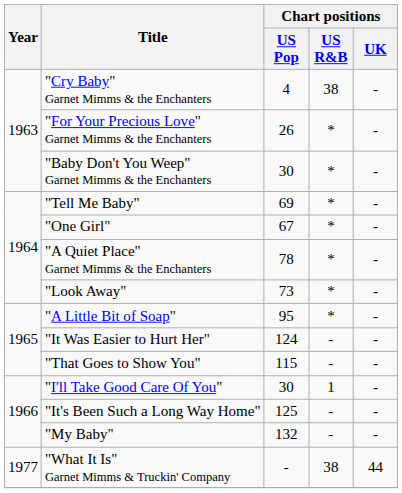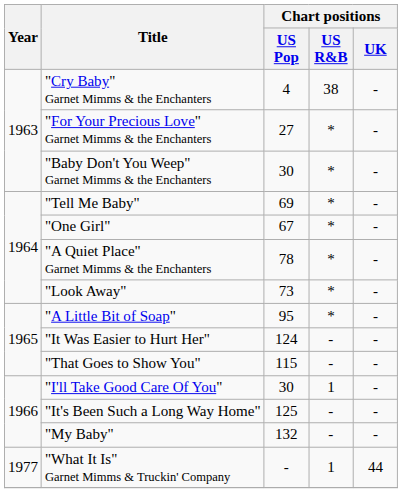(286, 130) 26 -> (286, 130) 27
(331, 467) 38 -> (331, 467) 1
